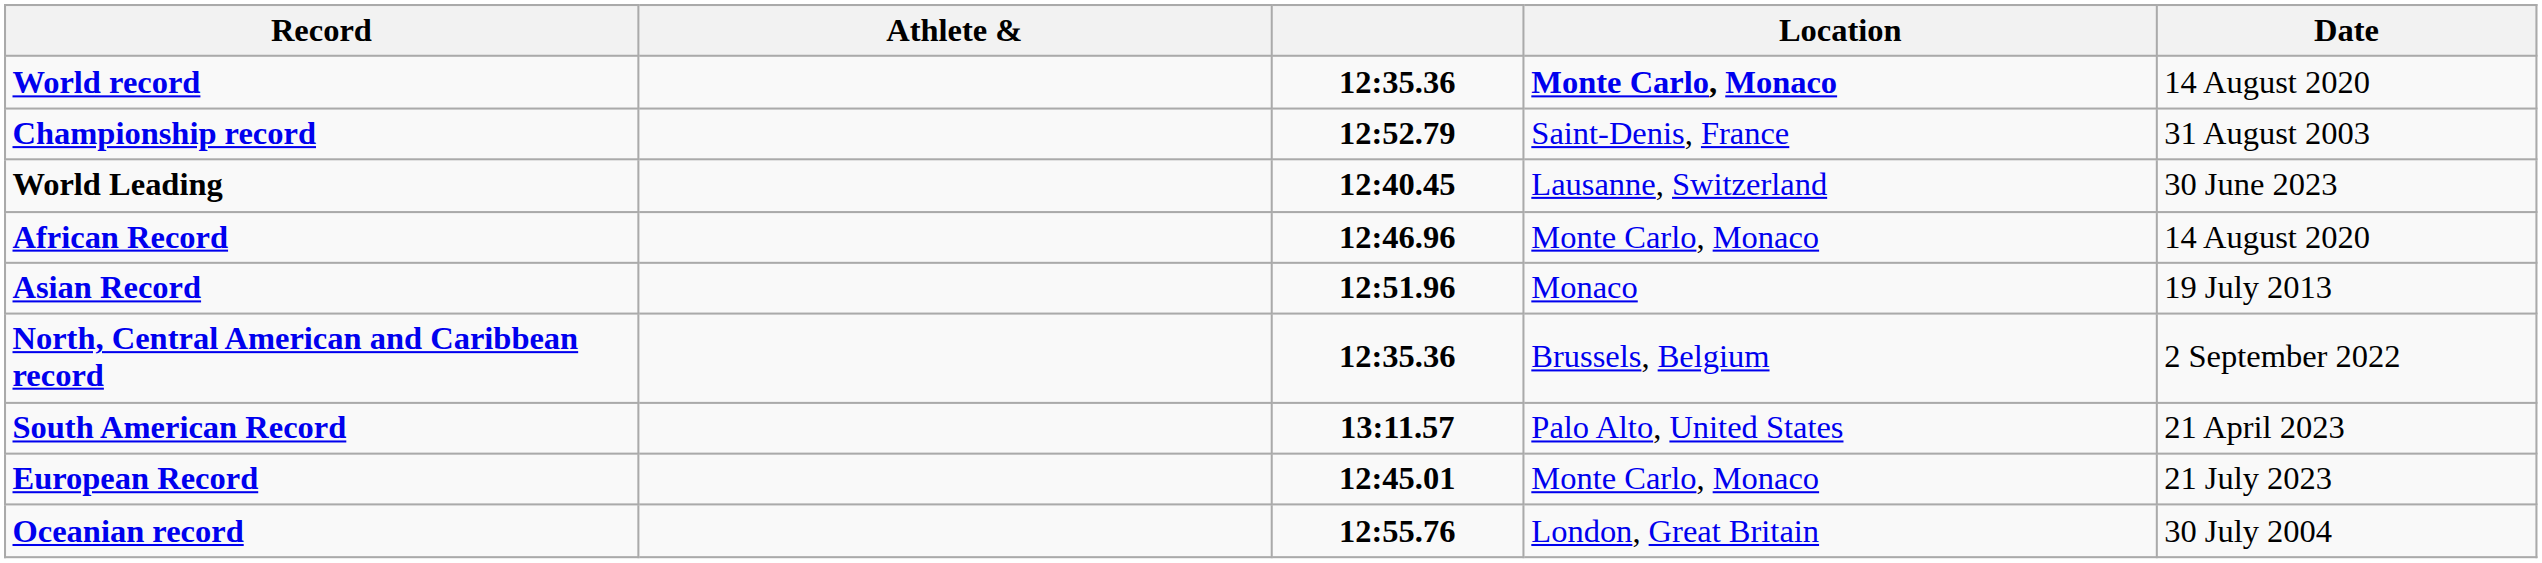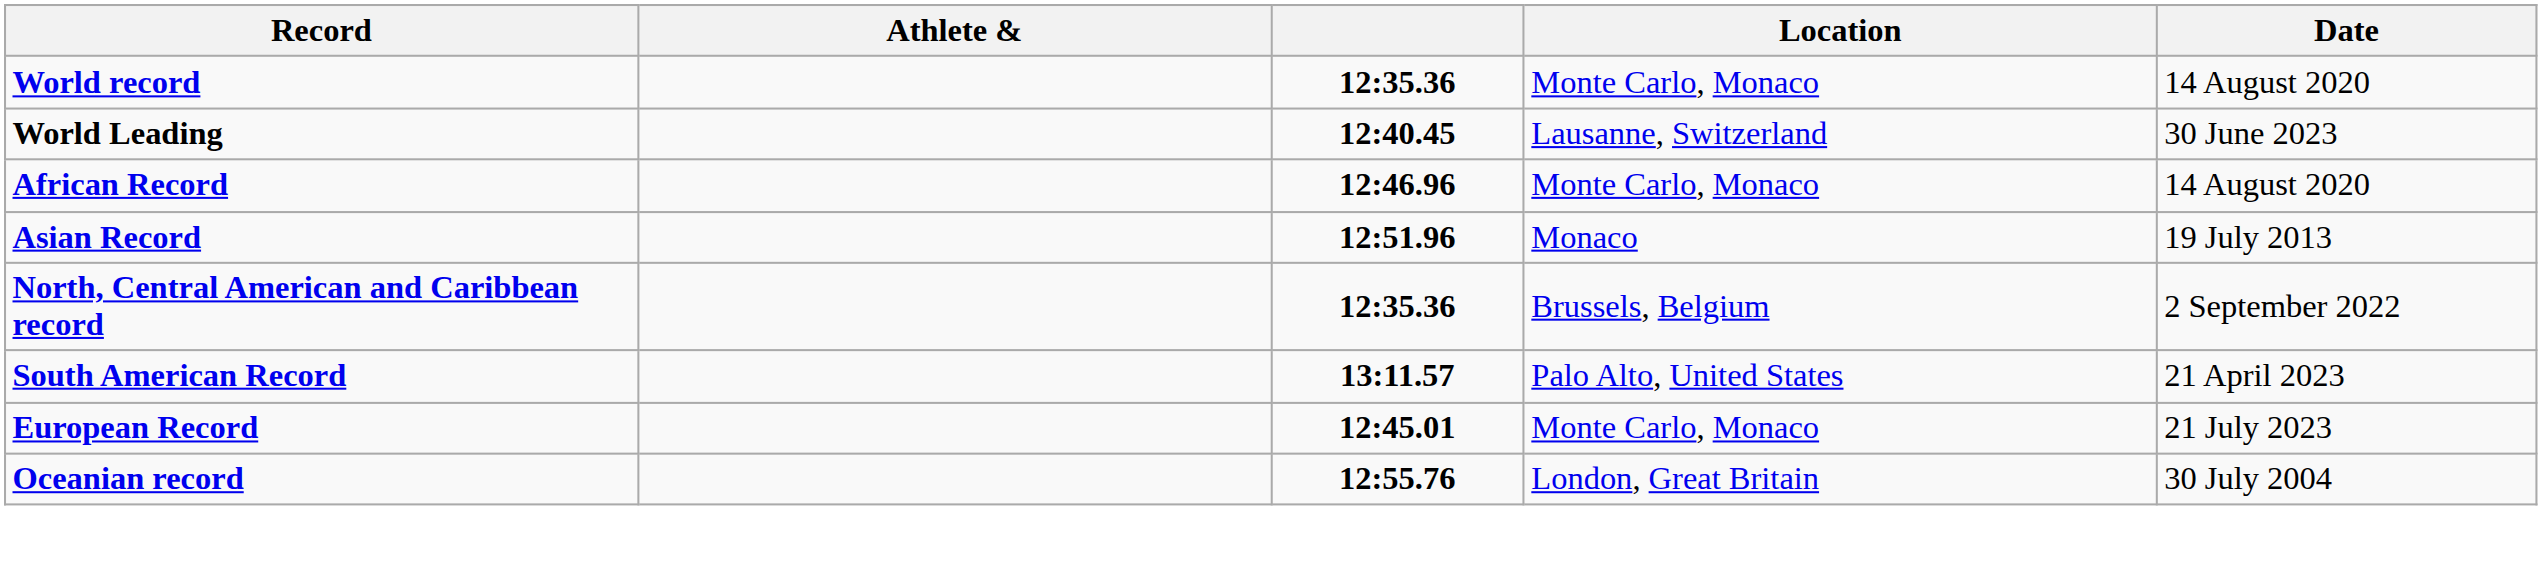(1684, 81) bold -> (1675, 81) normal
- row: (164, 133)
